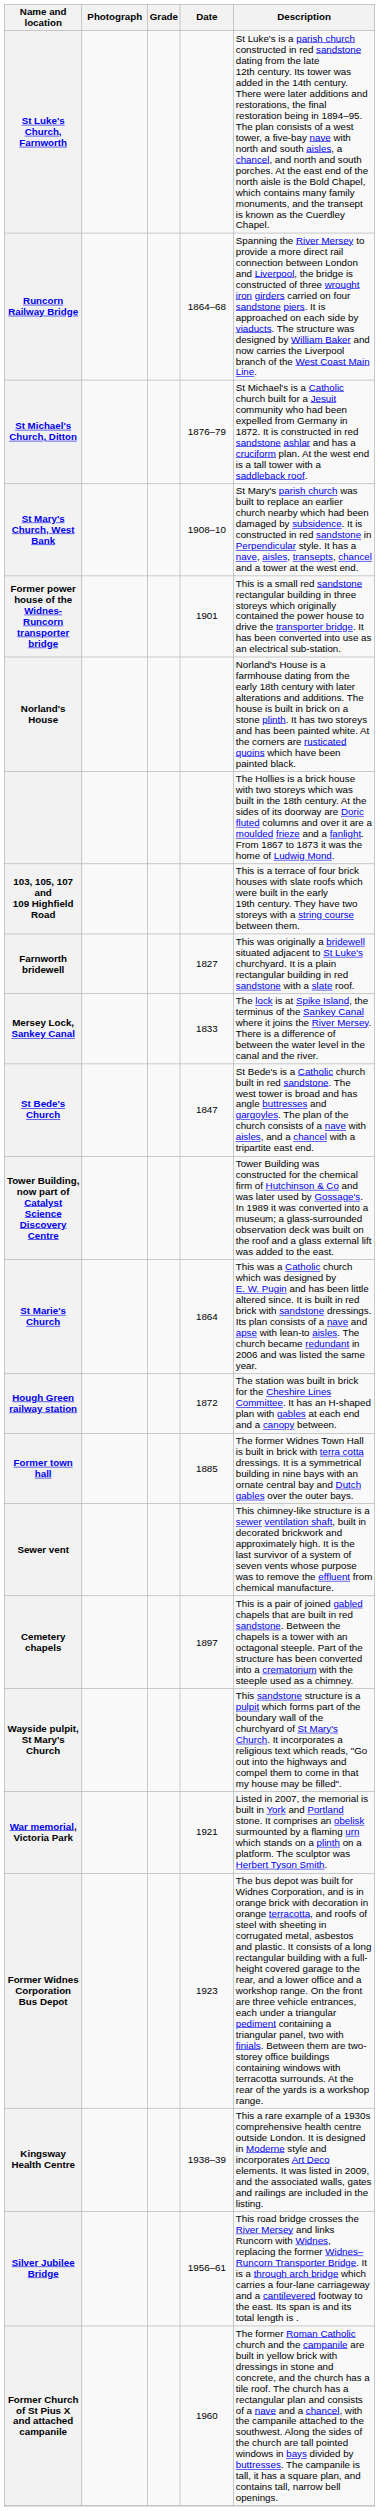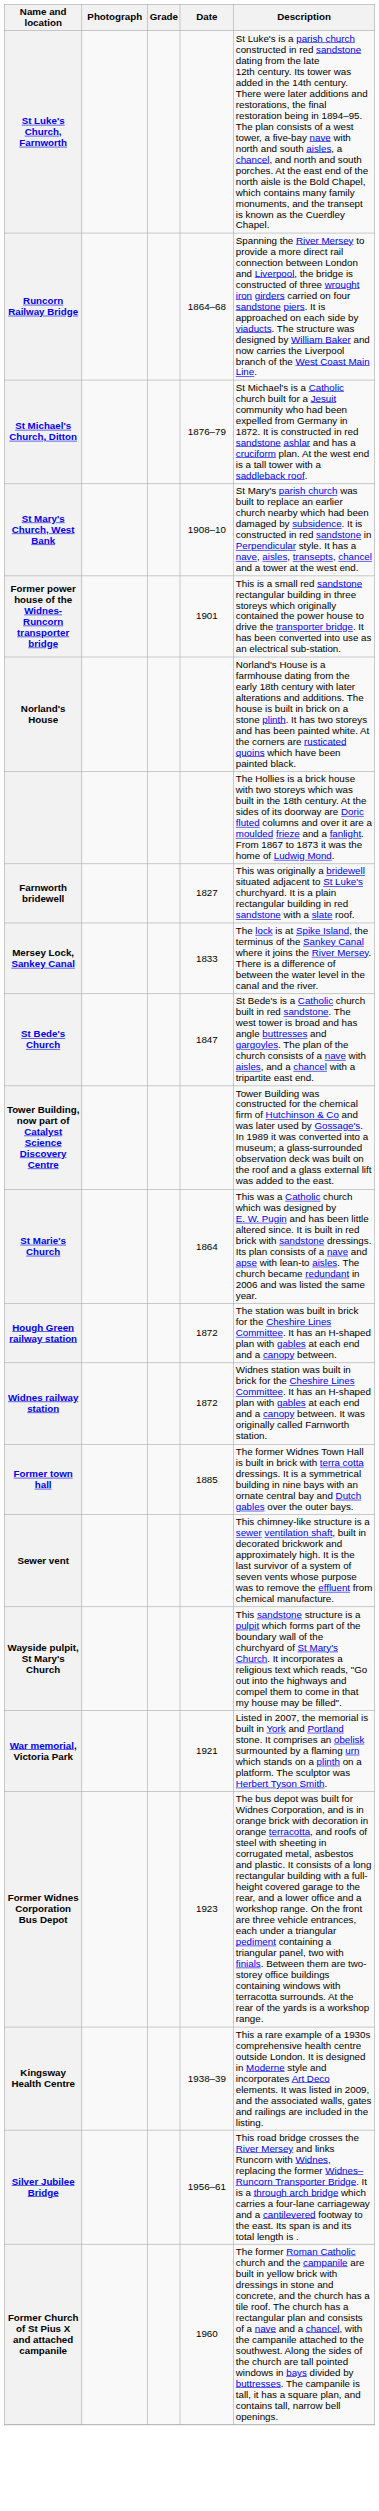- row: (43, 899)
+ row: (43, 1403)
- row: (43, 1642)
